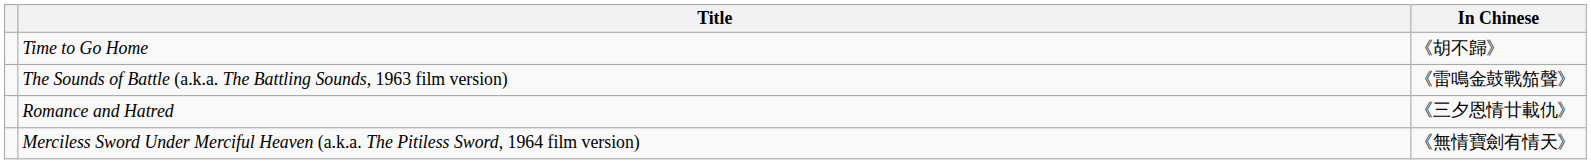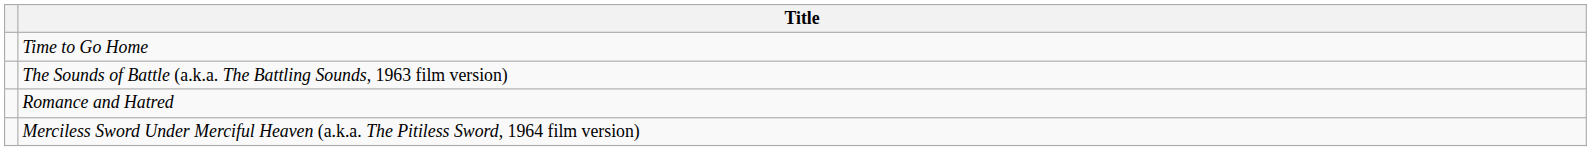- column: (1499, 18)
